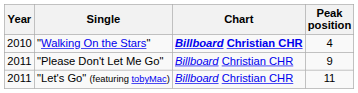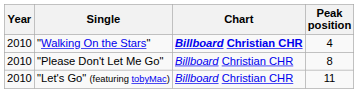(19, 61) 2011 -> (19, 61) 2010
(330, 61) 9 -> (330, 61) 8
(19, 79) 2011 -> (19, 79) 2010
